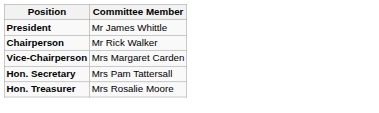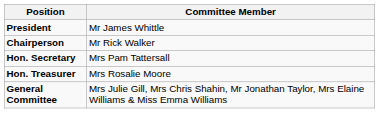- row: (47, 58)
+ row: (32, 95)
